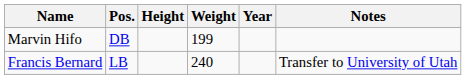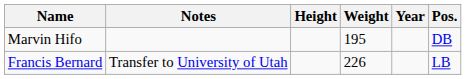columns swapped: (122, 16) <-> (368, 16)
(202, 39) 199 -> (355, 39) 195
(202, 62) 240 -> (355, 62) 226
